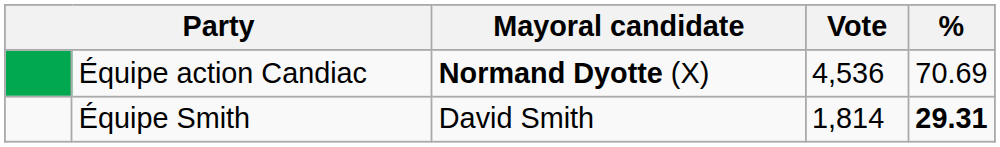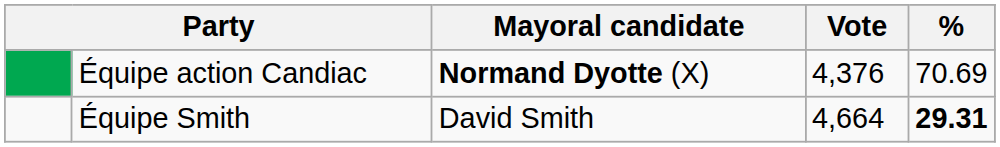(848, 73) 4,536 -> (848, 73) 4,376
(848, 118) 1,814 -> (848, 118) 4,664
